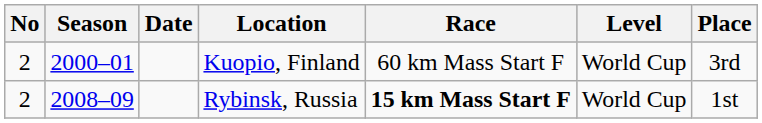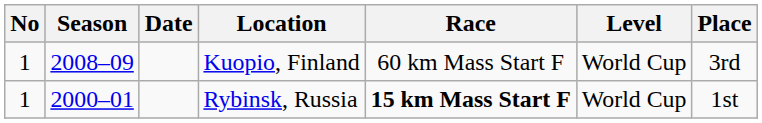(25, 61) 2 -> (25, 61) 1
(92, 61) 2000–01 -> (92, 61) 2008–09
(25, 99) 2 -> (25, 99) 1
(92, 99) 2008–09 -> (92, 99) 2000–01
